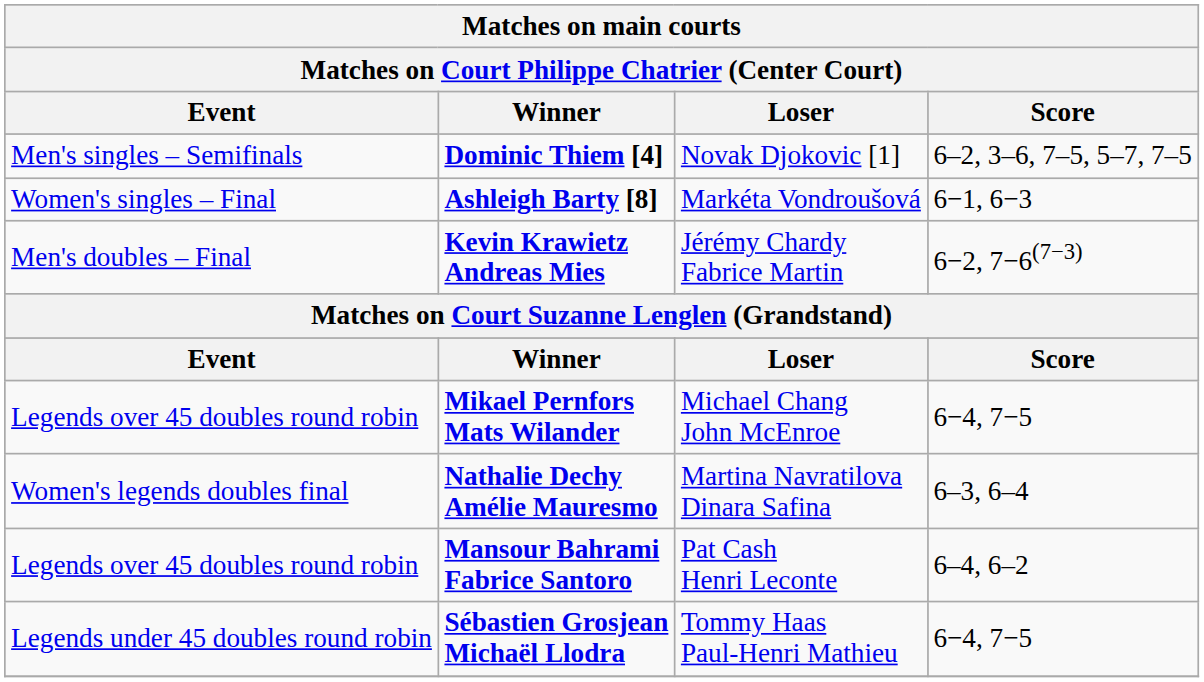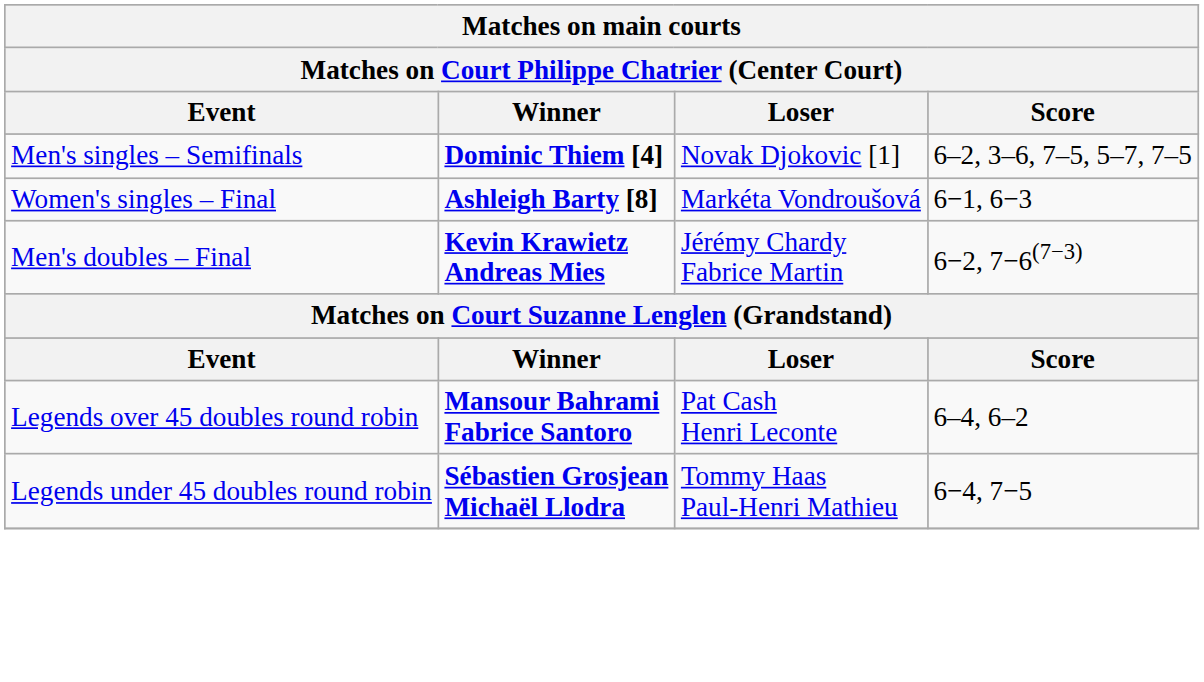- row: (539, 417)
- row: (551, 490)
